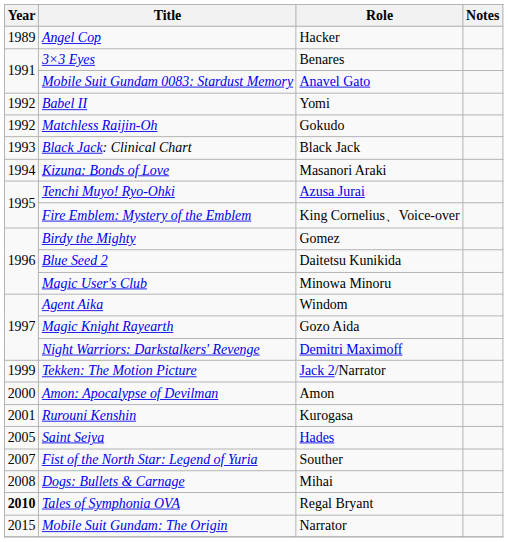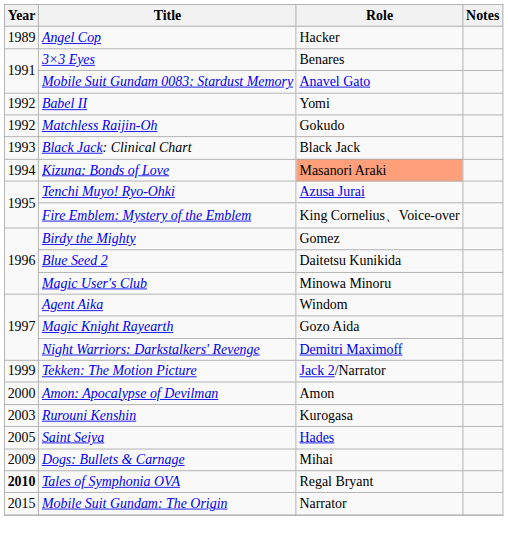(343, 170) no background -> (343, 170) lightsalmon background
(22, 415) 2001 -> (22, 415) 2003
- row: (150, 459)
(22, 481) 2008 -> (22, 459) 2009
